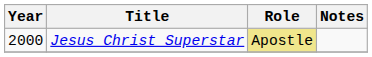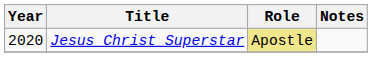(26, 40) 2000 -> (26, 40) 2020
